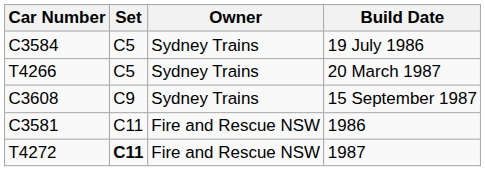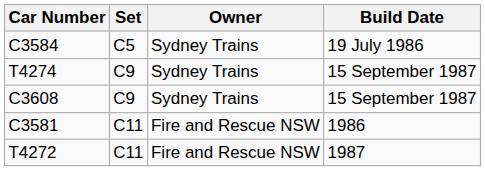- row: (32, 71)
+ row: (32, 71)
(128, 152) bold -> (128, 152) normal
